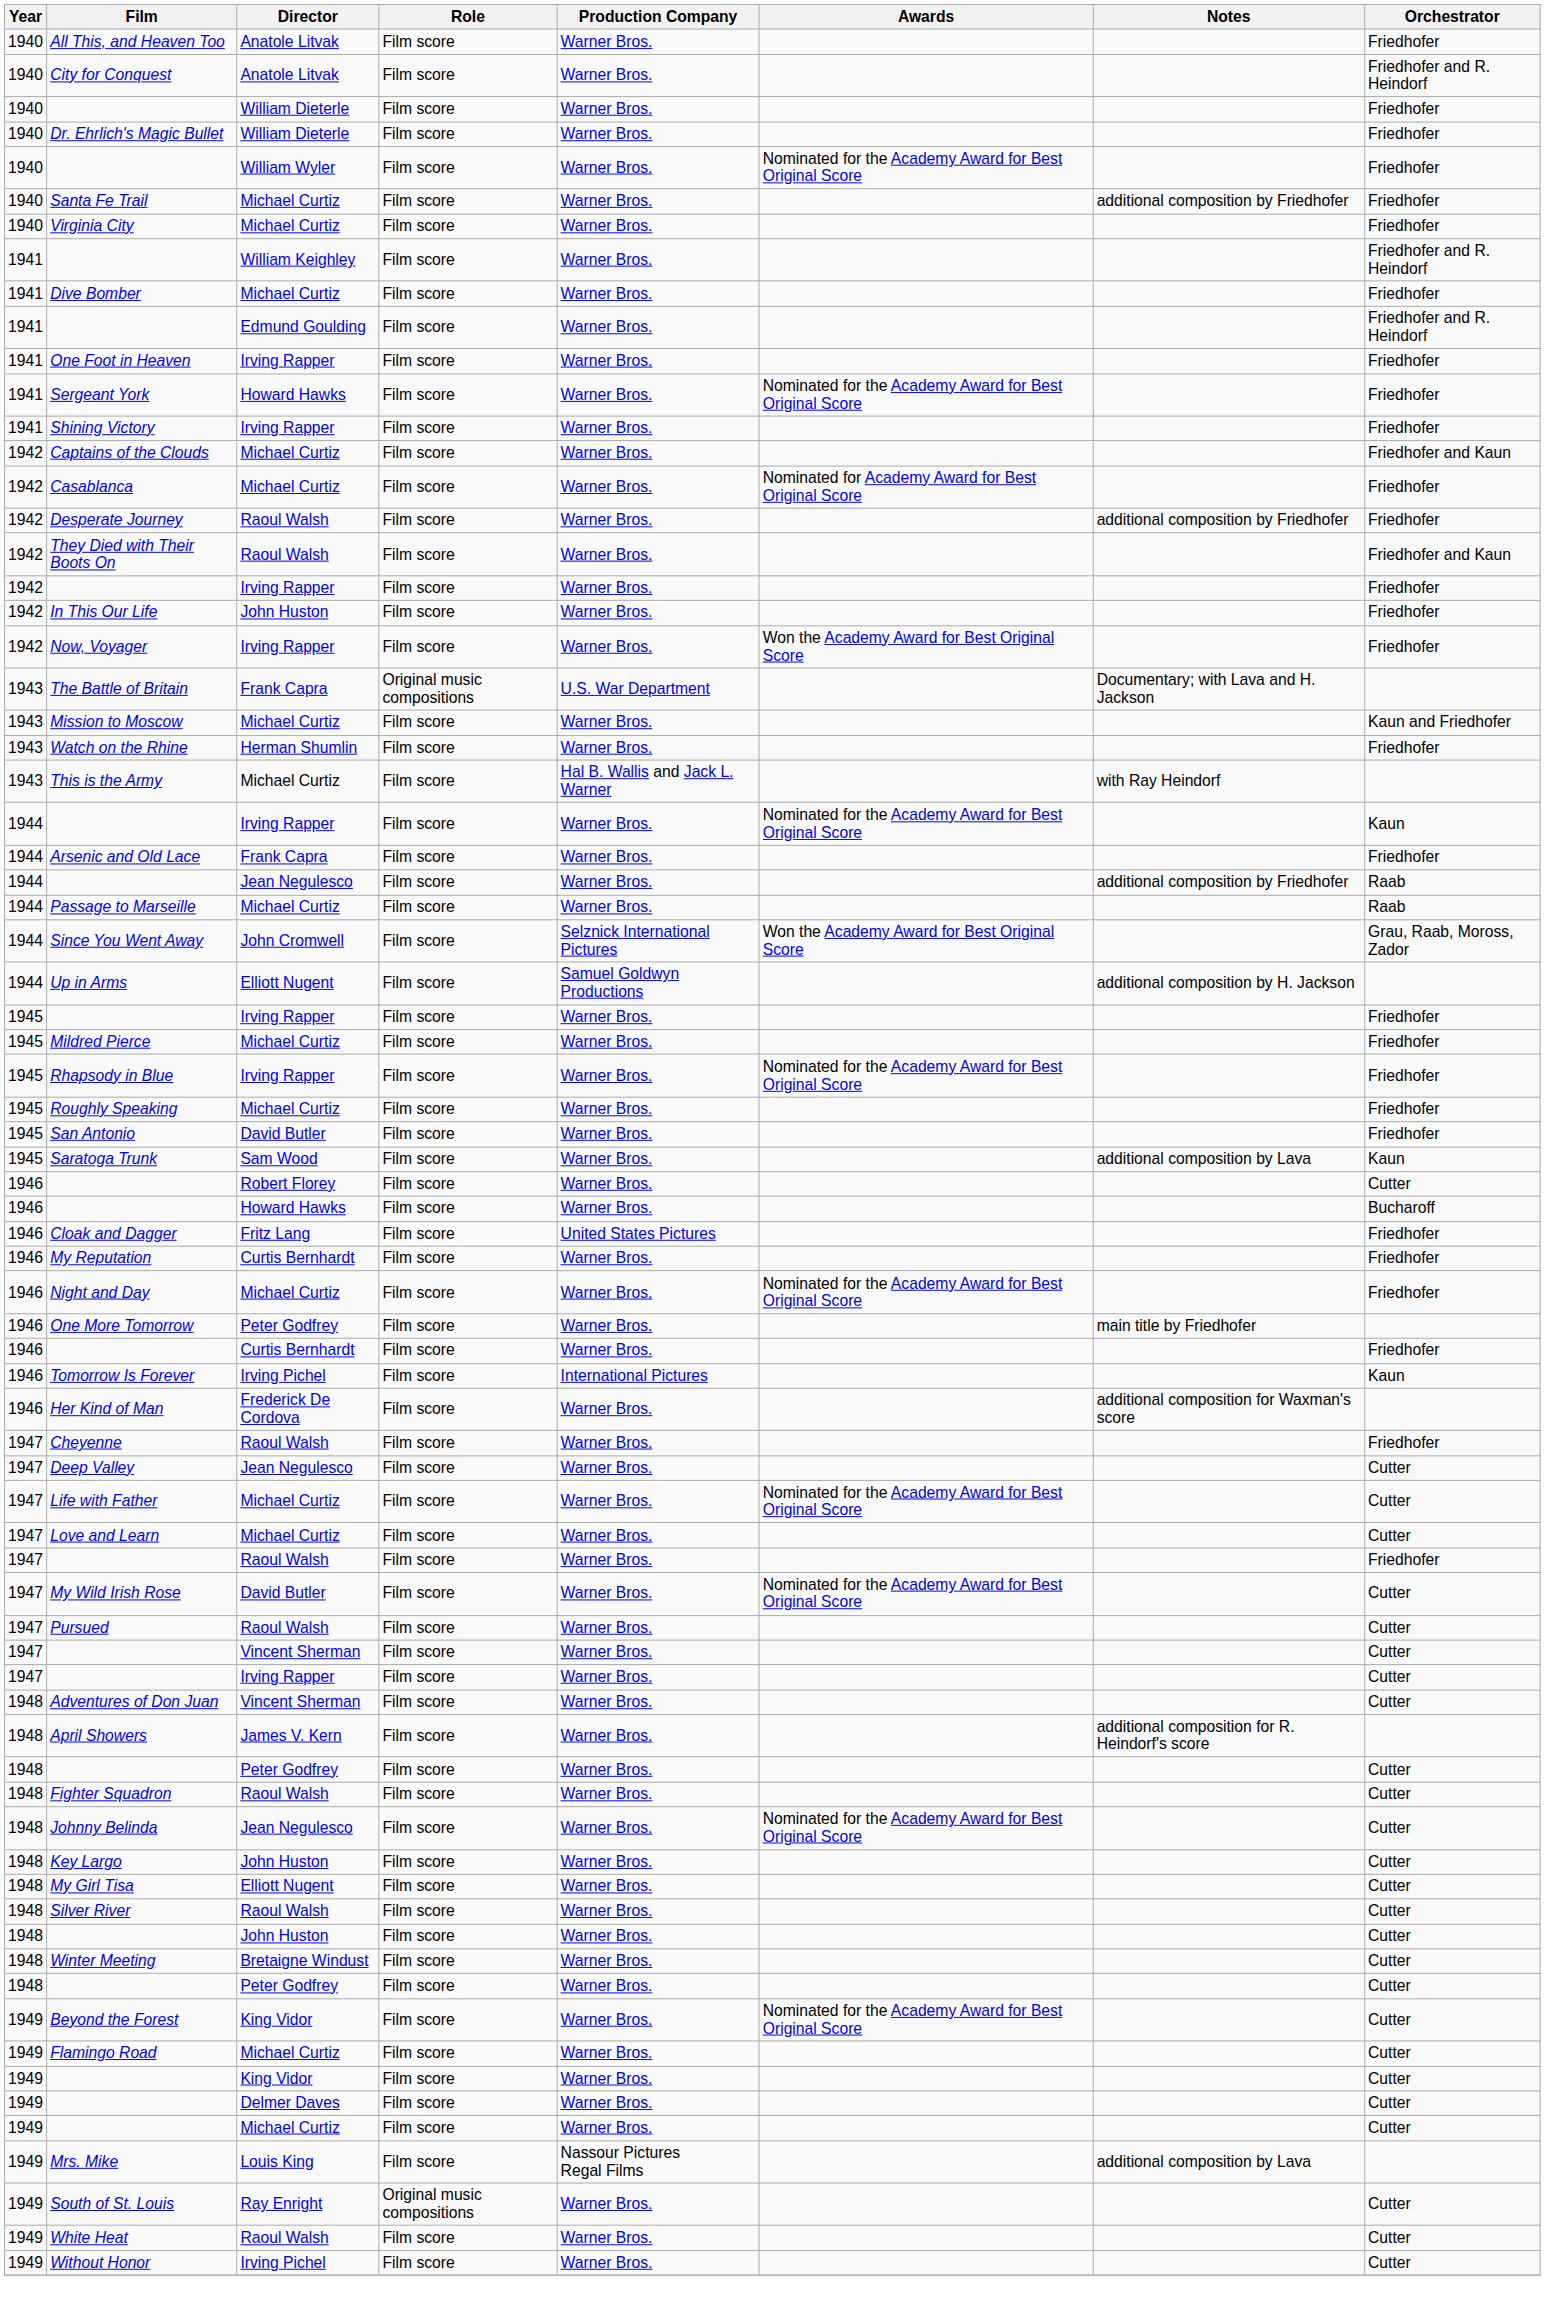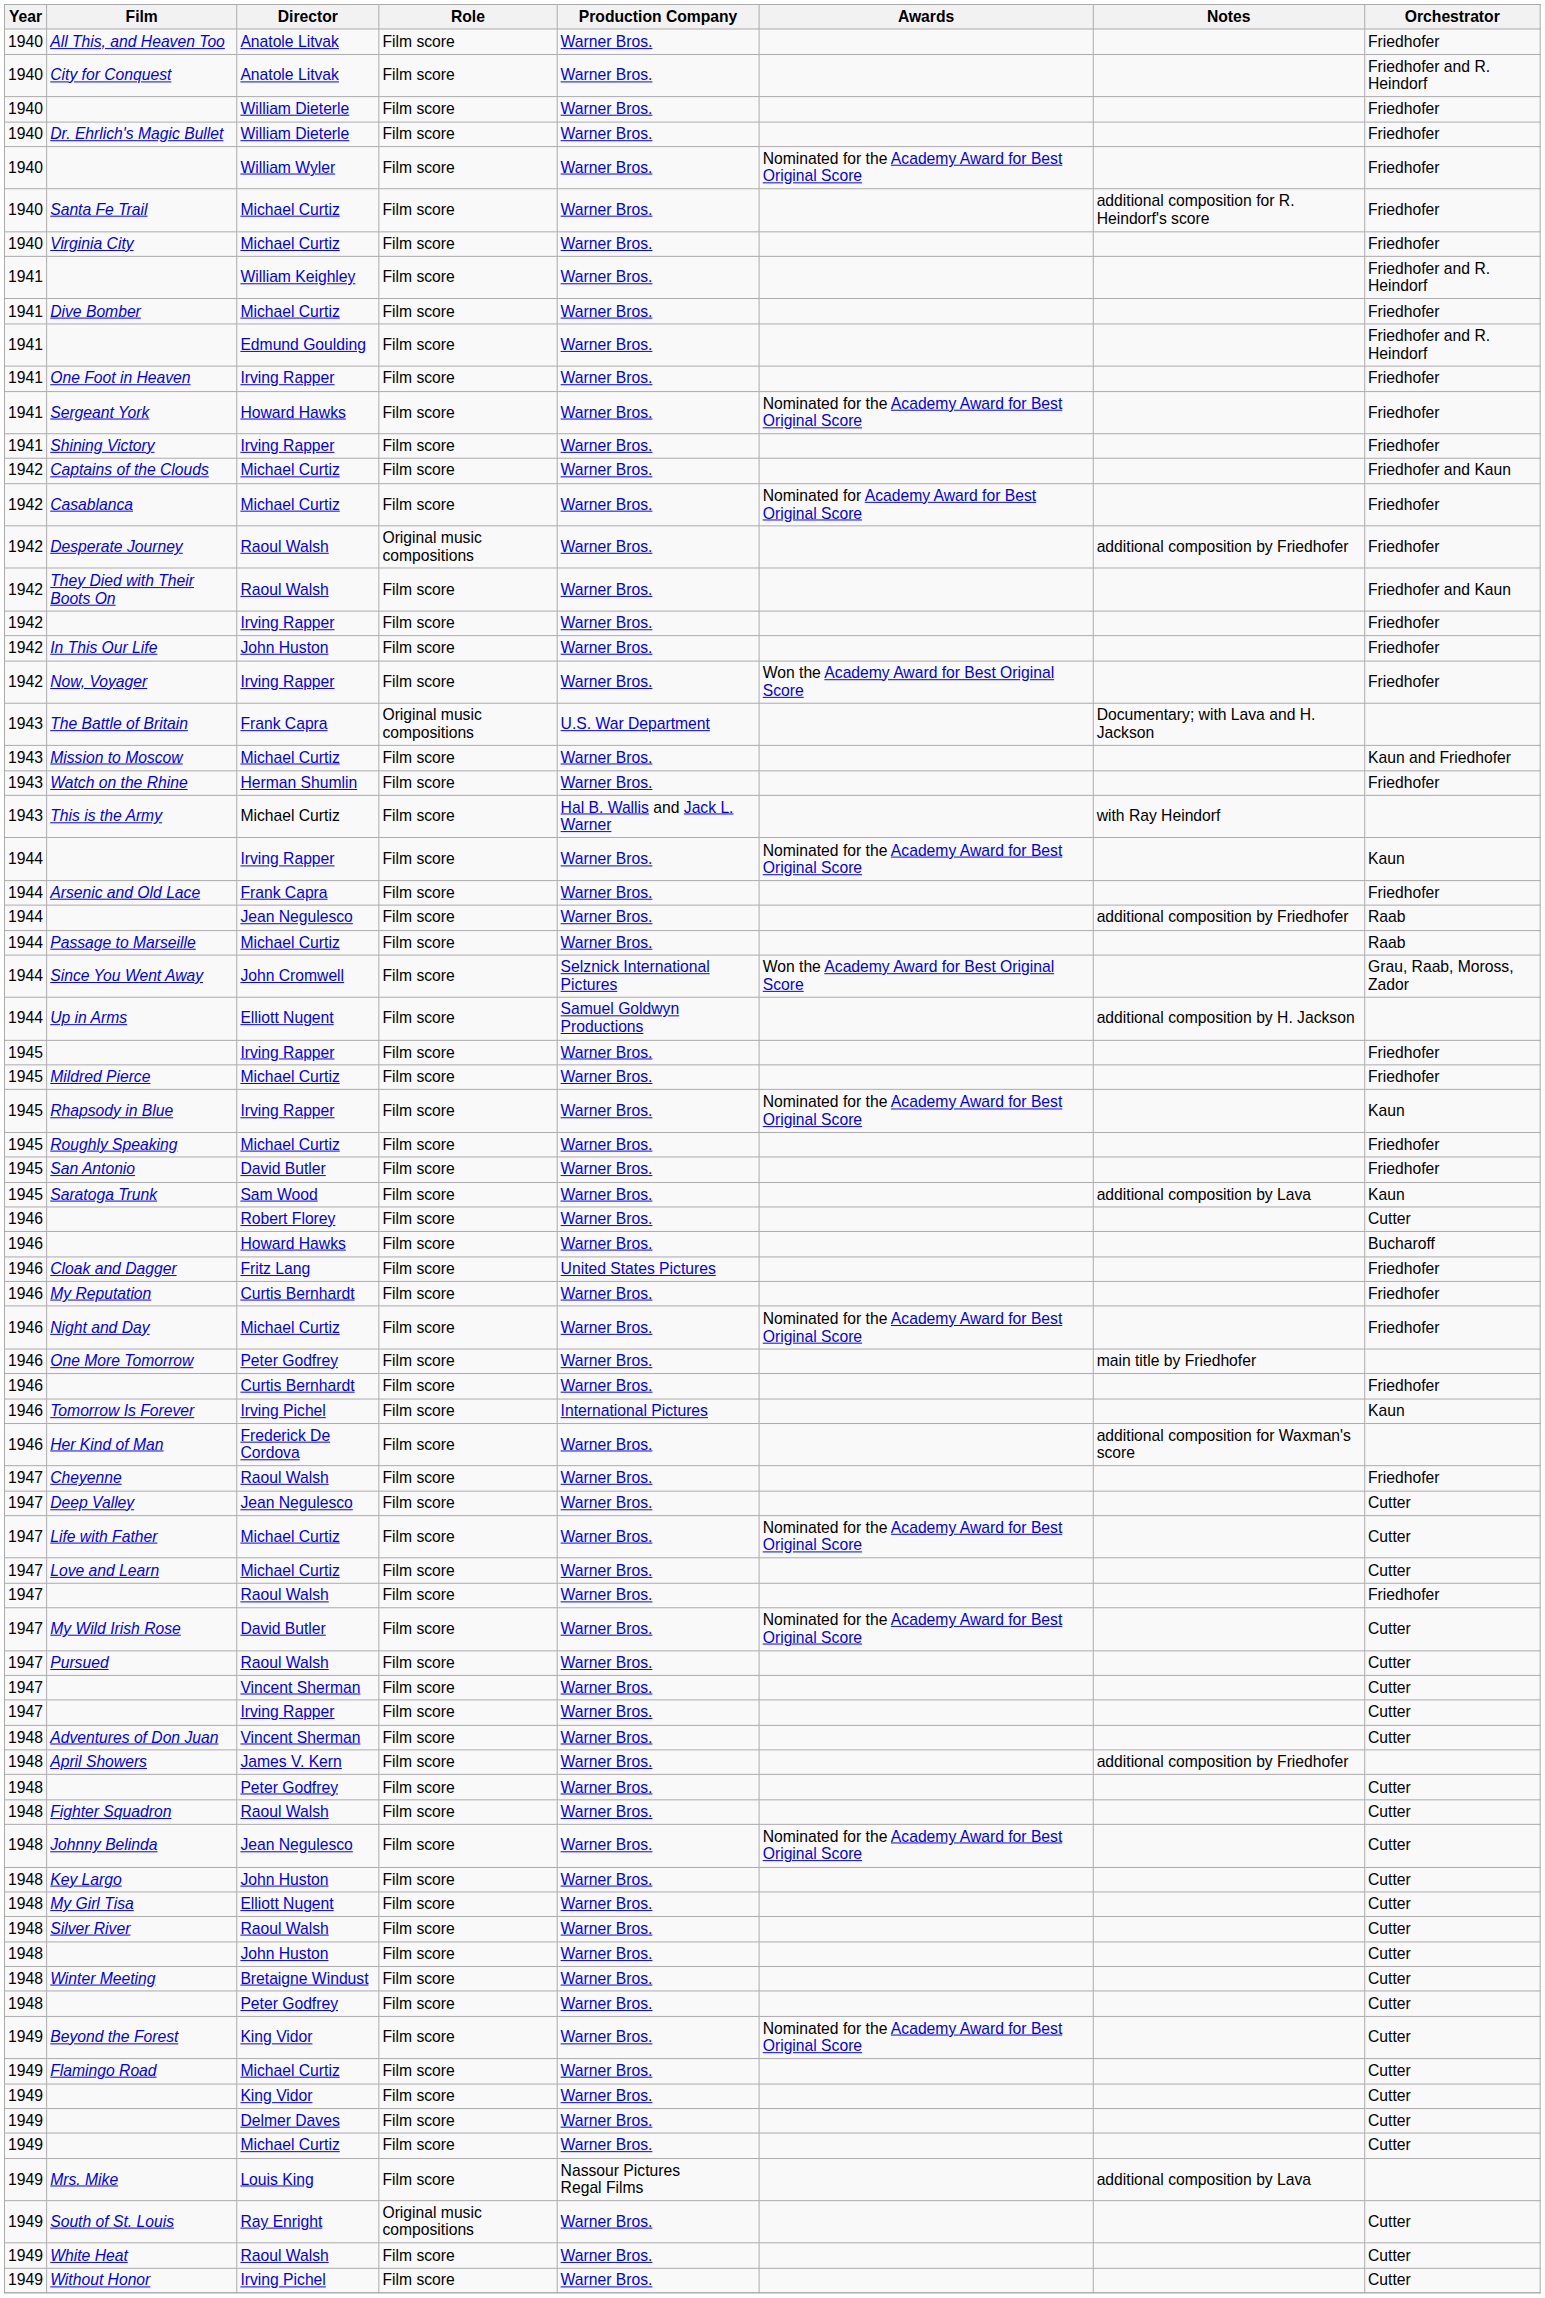(1223, 201) additional composition by Friedhofer -> (1196, 210) additional composition for R. Heindorf's score
(419, 520) Film score -> (432, 547) Original music compositions
(1404, 1075) Friedhofer -> (1386, 1110) Kaun
(1196, 1735) additional composition for R. Heindorf's score -> (1223, 1762) additional composition by Friedhofer
